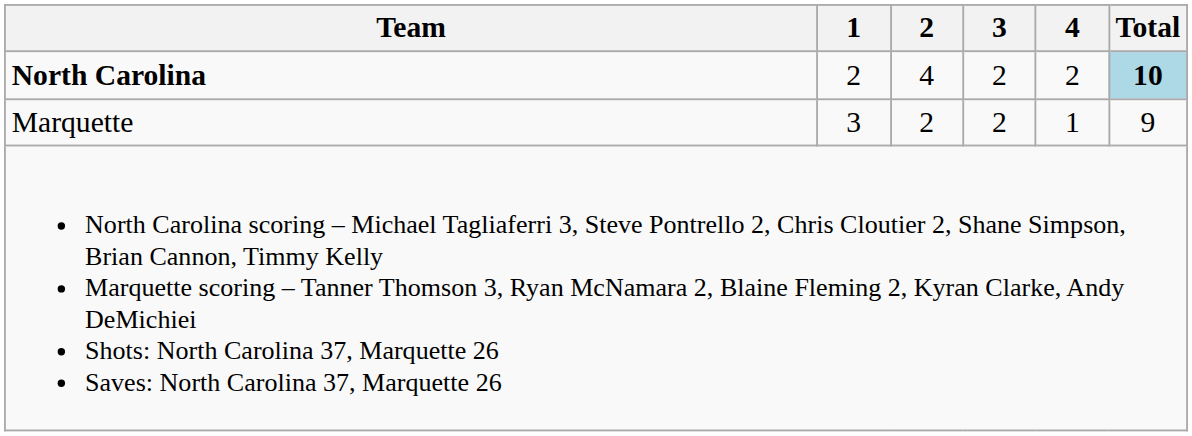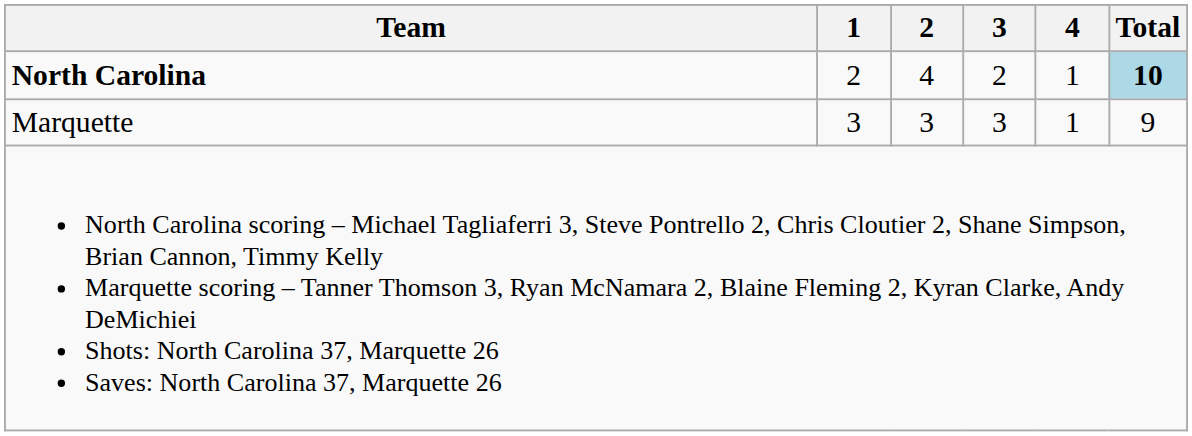(1072, 74) 2 -> (1072, 74) 1
(927, 121) 2 -> (927, 121) 3
(999, 121) 2 -> (999, 121) 3
